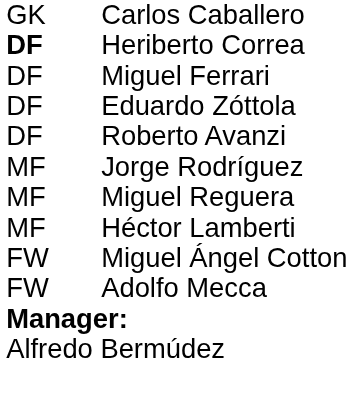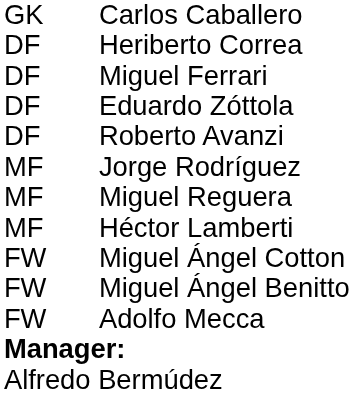(24, 45) bold -> (22, 45) normal
+ row: (224, 288)
